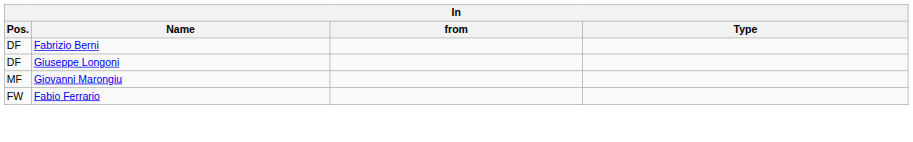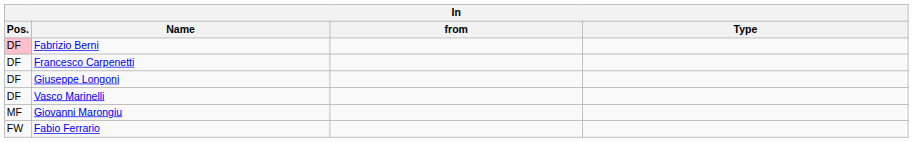(14, 46) no background -> (14, 46) pink background
+ row: (84, 63)
+ row: (69, 96)
